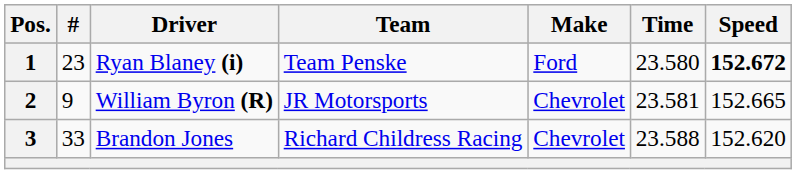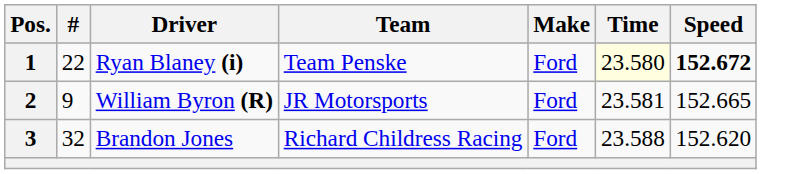(73, 62) 23 -> (73, 62) 22
(668, 62) no background -> (633, 62) lightyellow background
(579, 100) Chevrolet -> (555, 100) Ford
(73, 138) 33 -> (73, 138) 32
(579, 138) Chevrolet -> (555, 138) Ford
